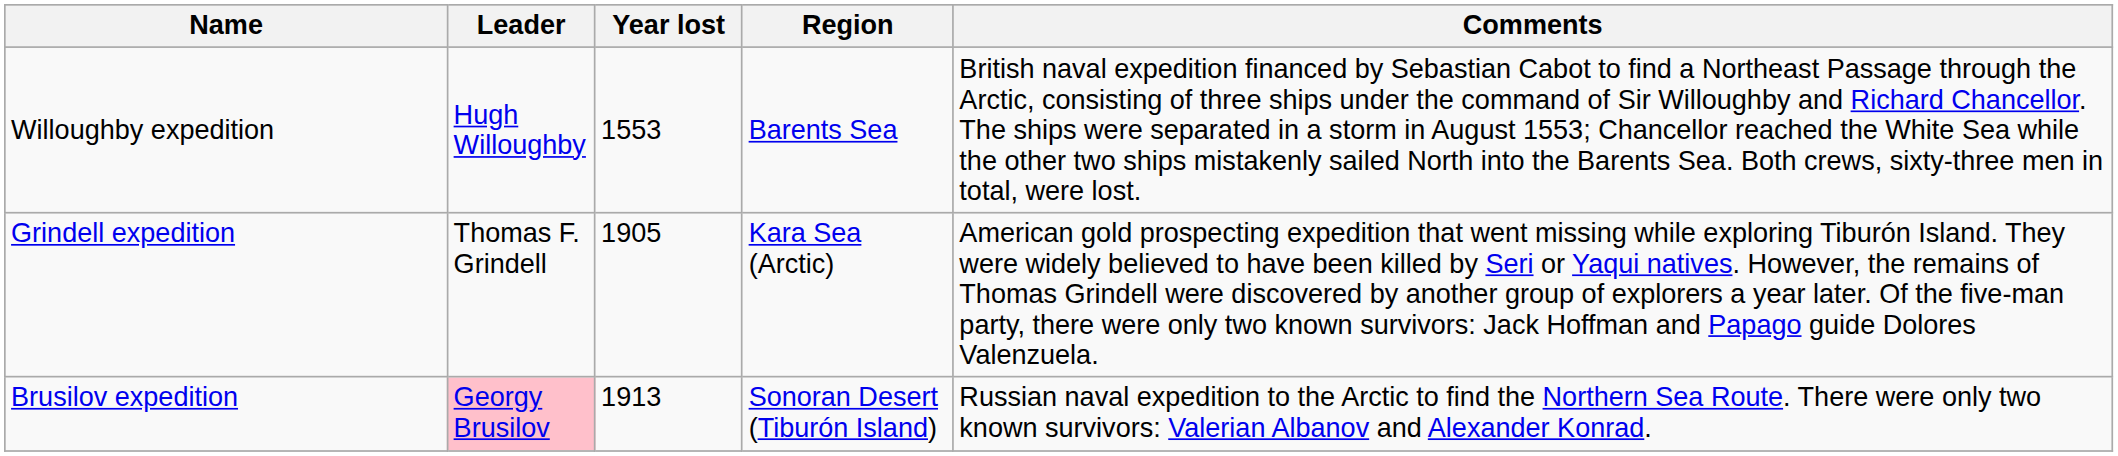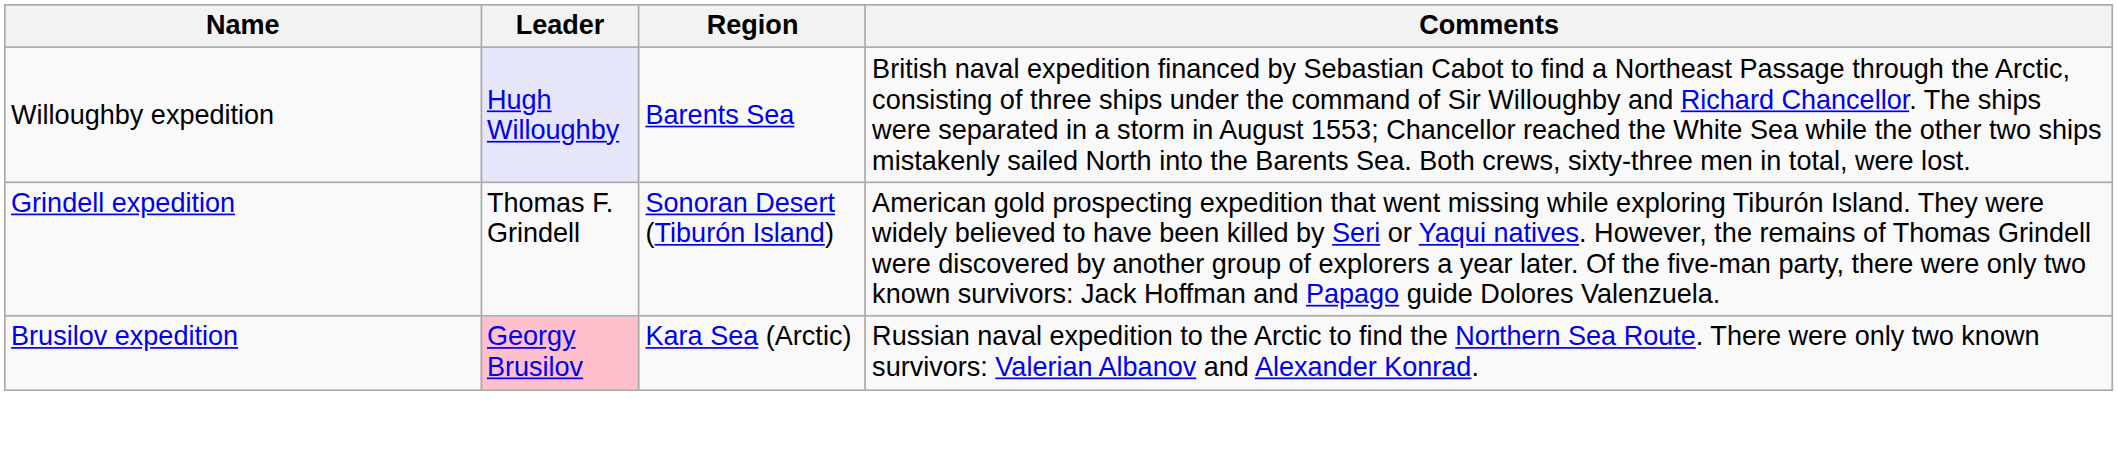- column: (669, 25)
(520, 129) no background -> (553, 114) lavender background
(805, 248) Kara Sea (Arctic) -> (740, 218) Sonoran Desert (Tiburón Island)
(843, 413) Sonoran Desert (Tiburón Island) -> (748, 337) Kara Sea (Arctic)
